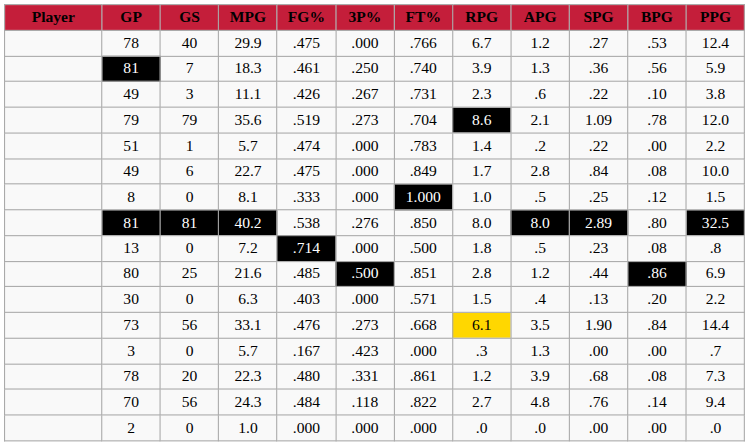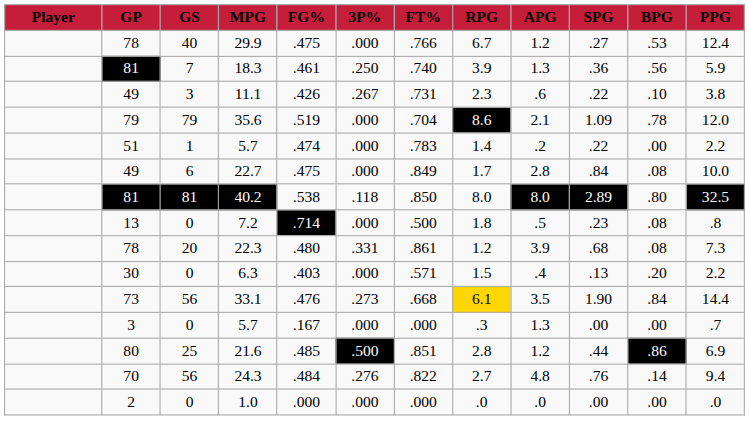(365, 120) .273 -> (365, 120) .000
- row: (131, 197)
(365, 222) .276 -> (365, 197) .118
rows swapped: (131, 376) <-> (131, 274)
(365, 351) .423 -> (365, 325) .000
(365, 402) .118 -> (365, 376) .276
